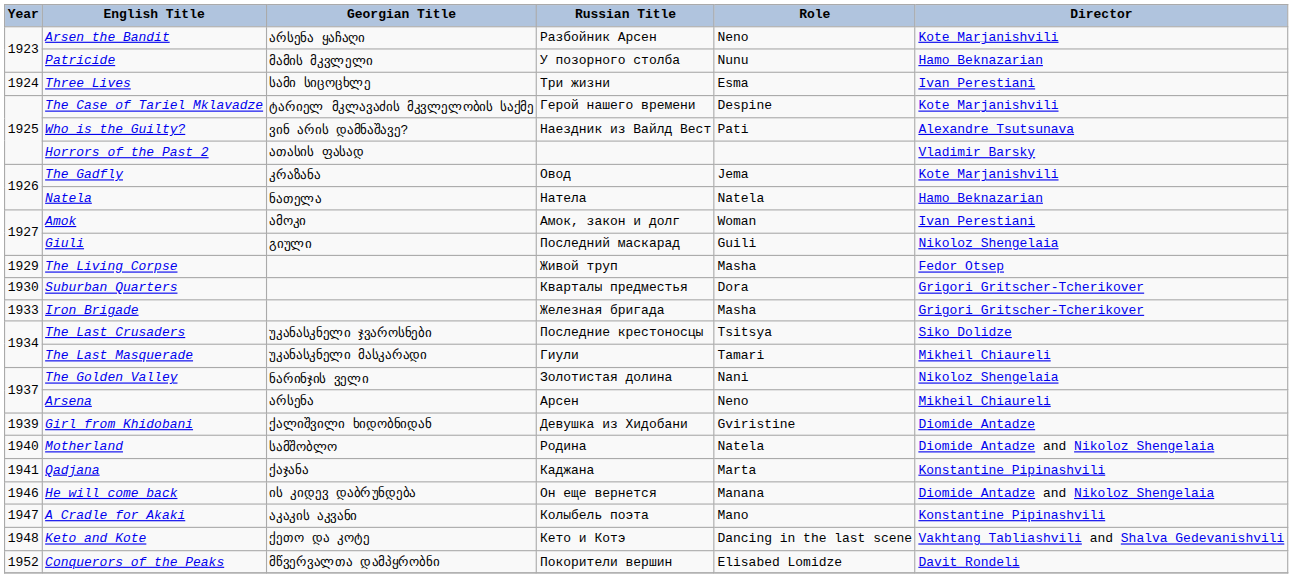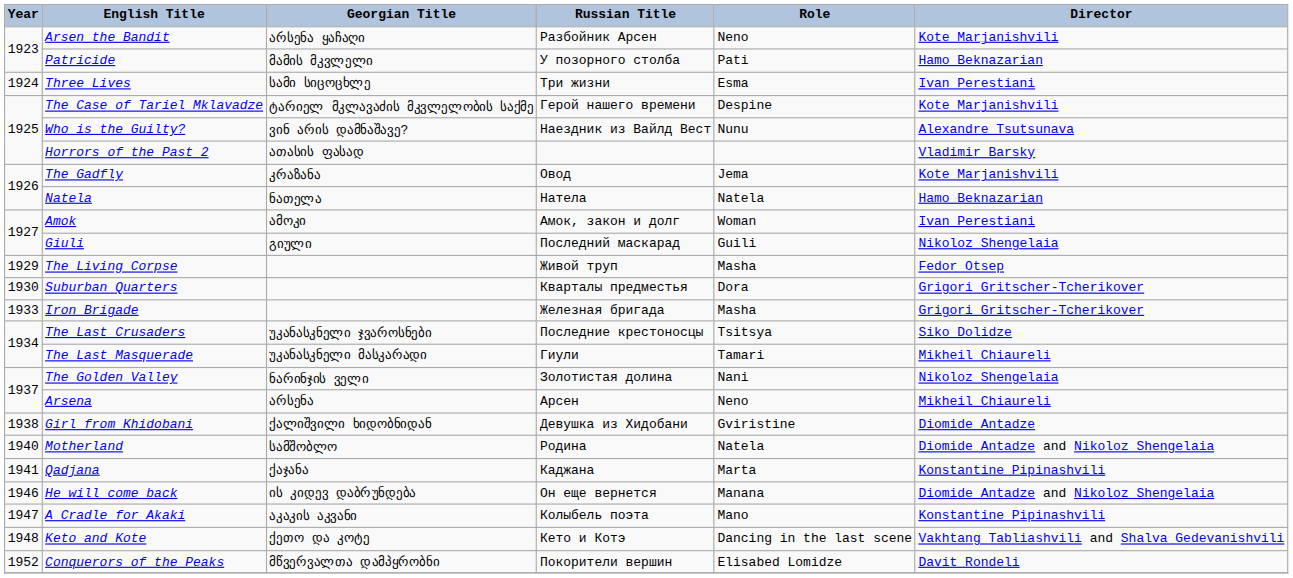(733, 60) Nunu -> (733, 60) Pati
(733, 129) Pati -> (733, 129) Nunu
(23, 424) 1939 -> (23, 424) 1938
